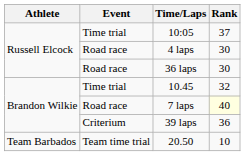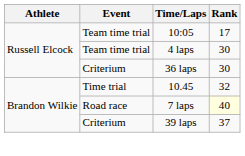(104, 32) Time trial -> (116, 32) Team time trial
(224, 32) 37 -> (224, 32) 17
(105, 50) Road race -> (116, 50) Team time trial
(105, 68) Road race -> (104, 68) Criterium
(224, 123) 36 -> (224, 123) 37
- row: (181, 142)
